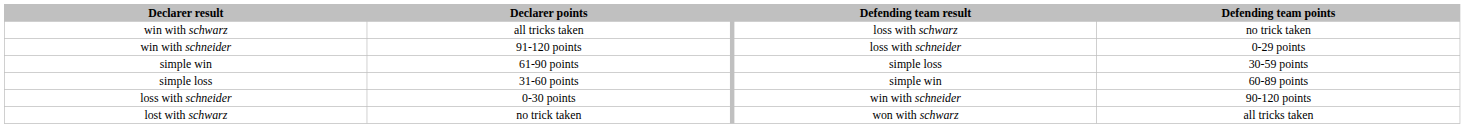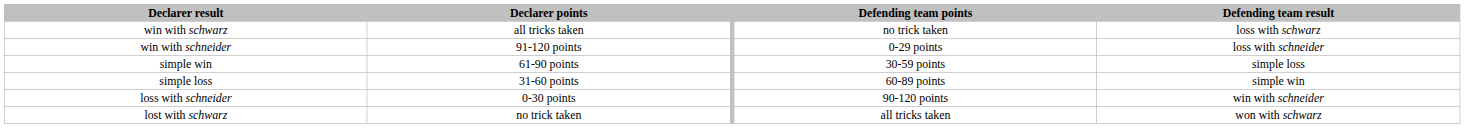columns swapped: (1278, 13) <-> (915, 13)
